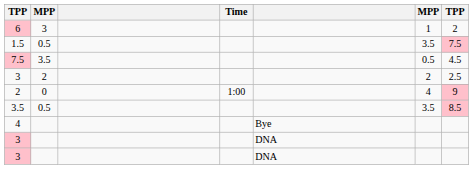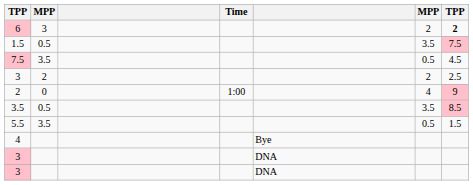(428, 28) 1 -> (428, 28) 2
(455, 28) normal -> (455, 28) bold
+ row: (18, 124)
